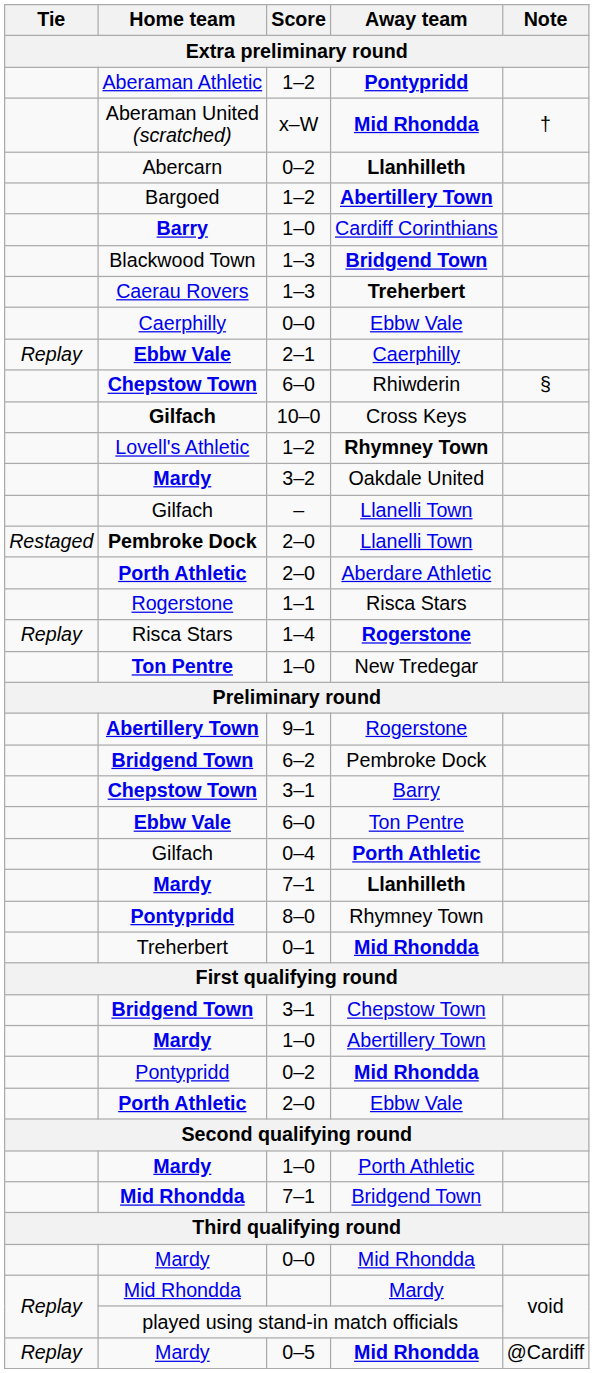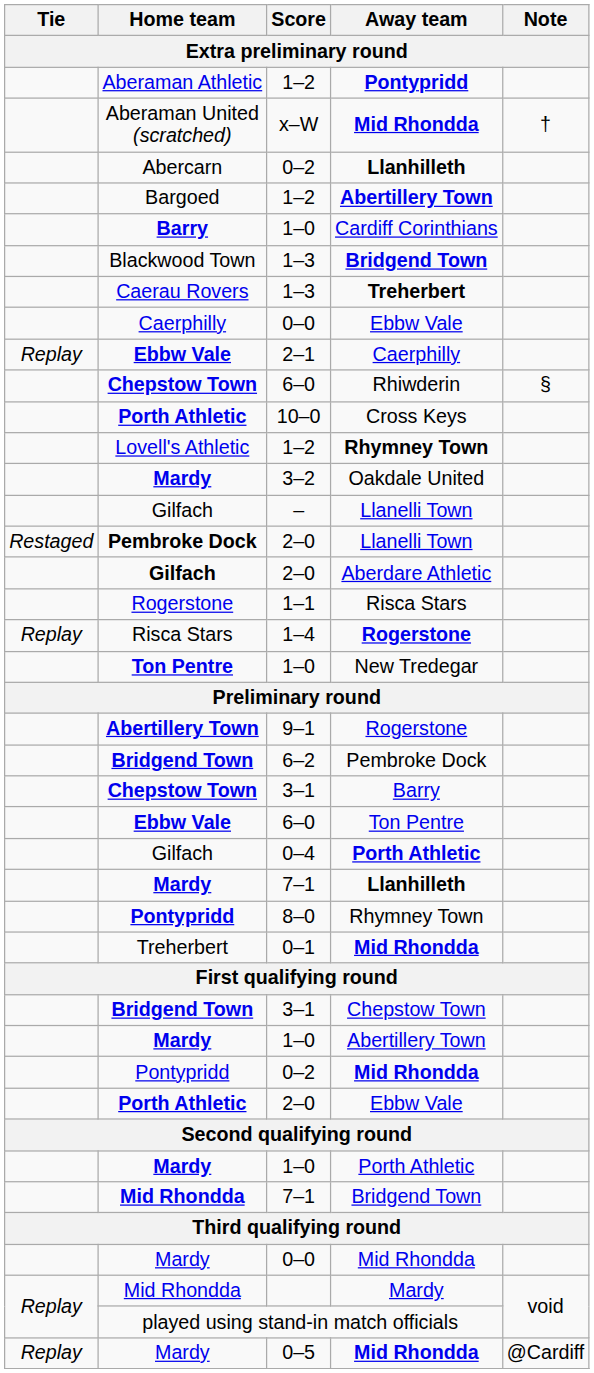(182, 416) Gilfach -> (182, 416) Porth Athletic
(182, 572) Porth Athletic -> (182, 572) Gilfach
